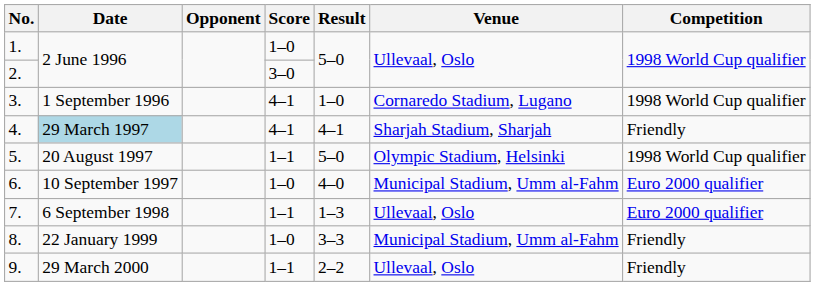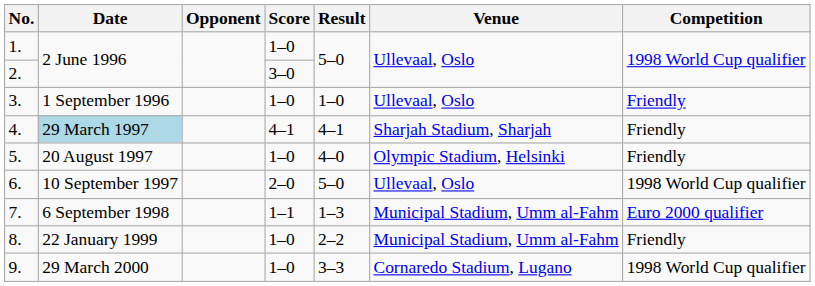(282, 101) 4–1 -> (282, 101) 1–0
(473, 101) Cornaredo Stadium, Lugano -> (424, 101) Ullevaal, Oslo
(716, 101) 1998 World Cup qualifier -> (656, 101) Friendly
(282, 156) 1–1 -> (282, 156) 1–0
(331, 156) 5–0 -> (331, 156) 4–0
(716, 156) 1998 World Cup qualifier -> (656, 156) Friendly
(282, 184) 1–0 -> (282, 184) 2–0
(331, 184) 4–0 -> (331, 184) 5–0
(496, 184) Municipal Stadium, Umm al-Fahm -> (424, 184) Ullevaal, Oslo
(695, 184) Euro 2000 qualifier -> (716, 184) 1998 World Cup qualifier
(424, 211) Ullevaal, Oslo -> (496, 211) Municipal Stadium, Umm al-Fahm
(331, 239) 3–3 -> (331, 239) 2–2
(282, 267) 1–1 -> (282, 267) 1–0
(331, 267) 2–2 -> (331, 267) 3–3
(424, 267) Ullevaal, Oslo -> (473, 267) Cornaredo Stadium, Lugano
(656, 267) Friendly -> (716, 267) 1998 World Cup qualifier
